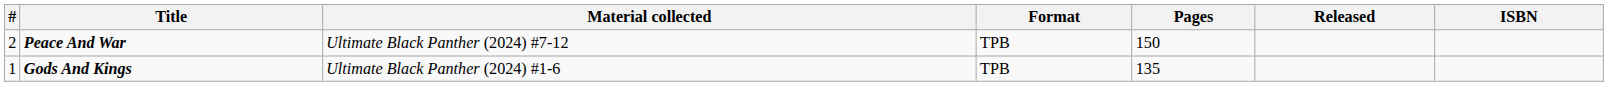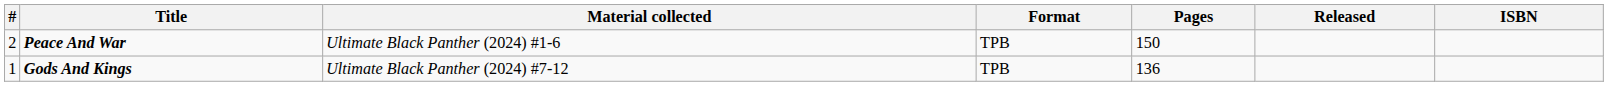(447, 42) Ultimate Black Panther (2024) #7-12 -> (443, 42) Ultimate Black Panther (2024) #1-6
(443, 68) Ultimate Black Panther (2024) #1-6 -> (447, 68) Ultimate Black Panther (2024) #7-12
(1148, 68) 135 -> (1148, 68) 136
